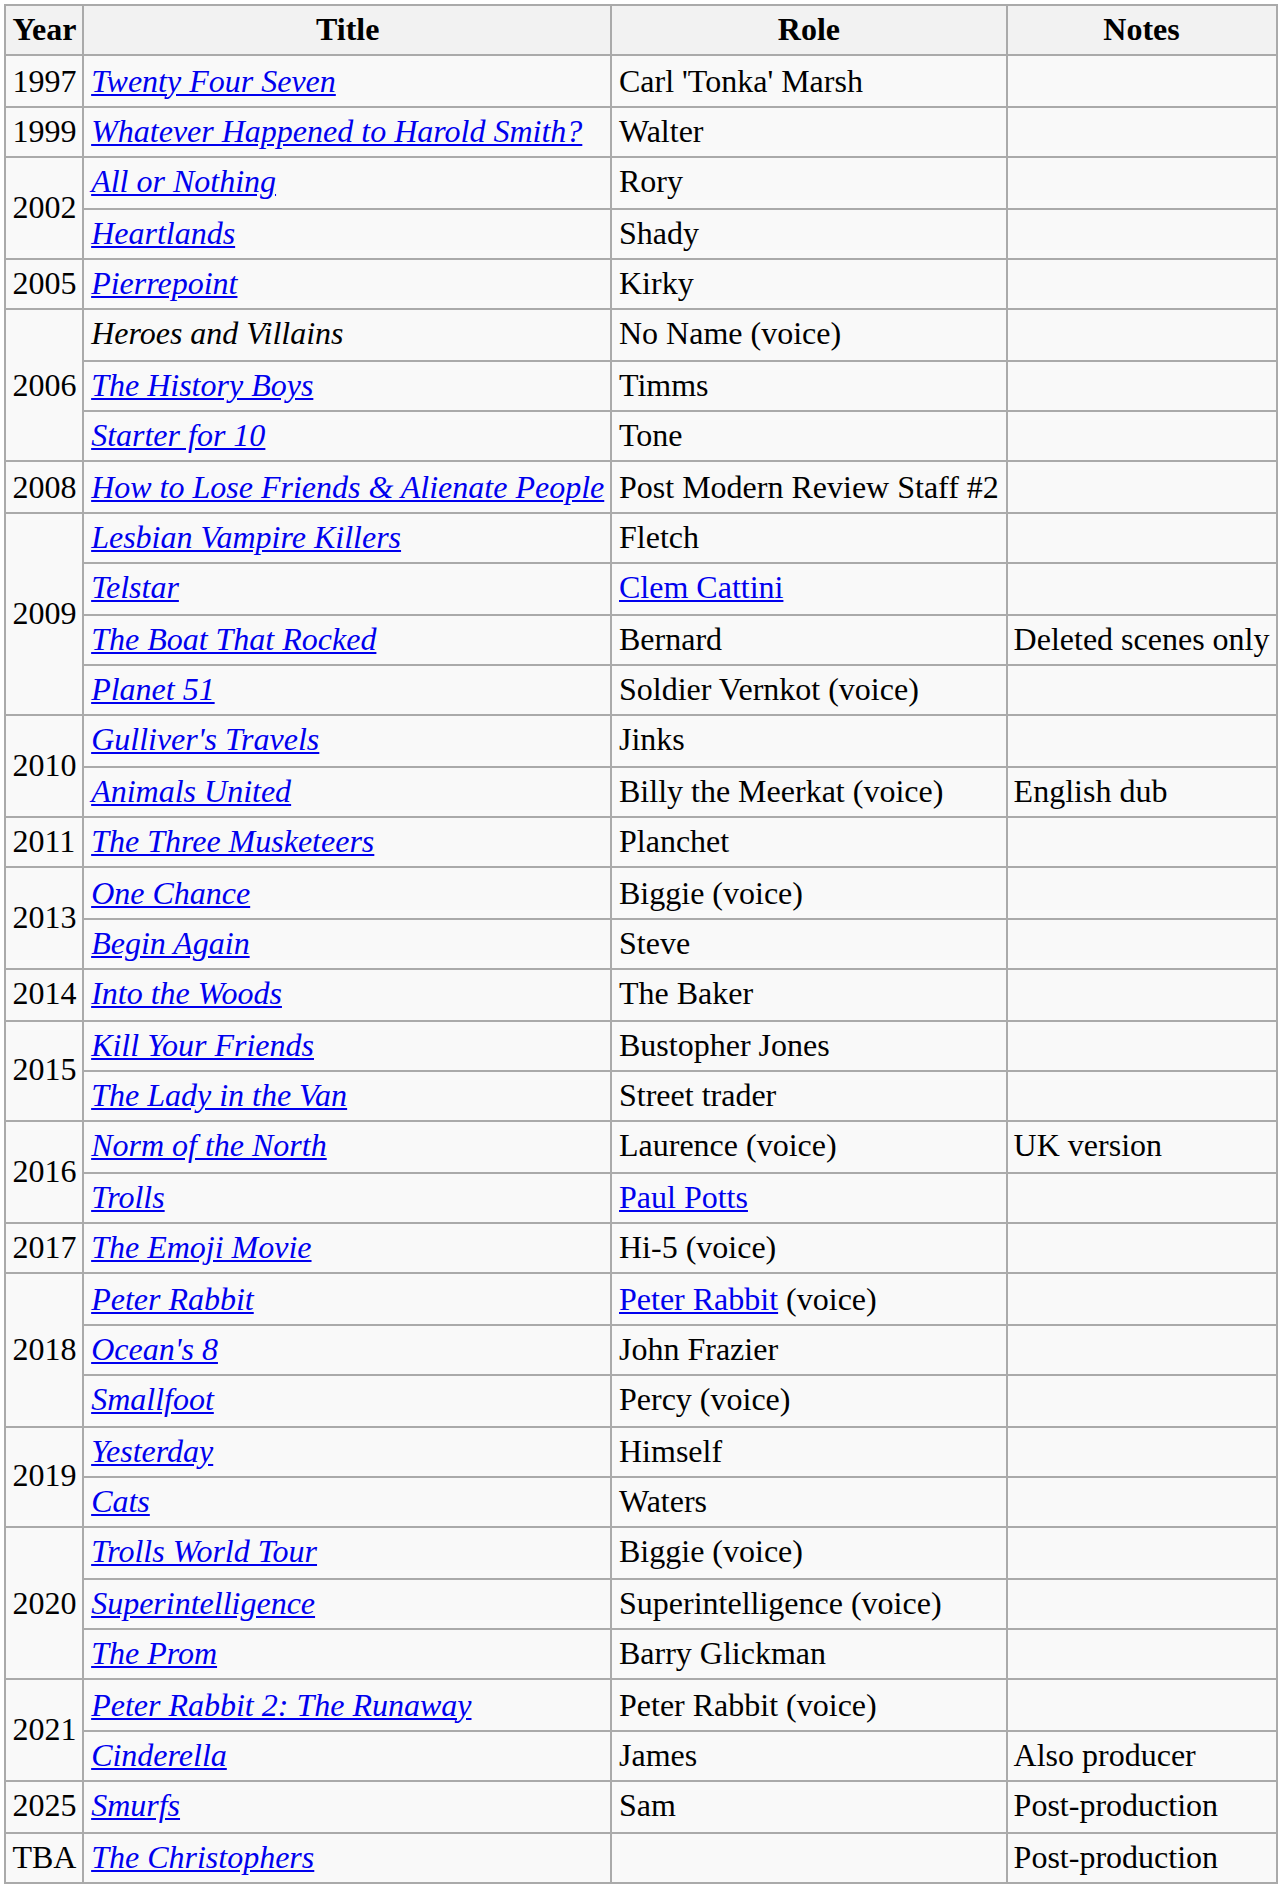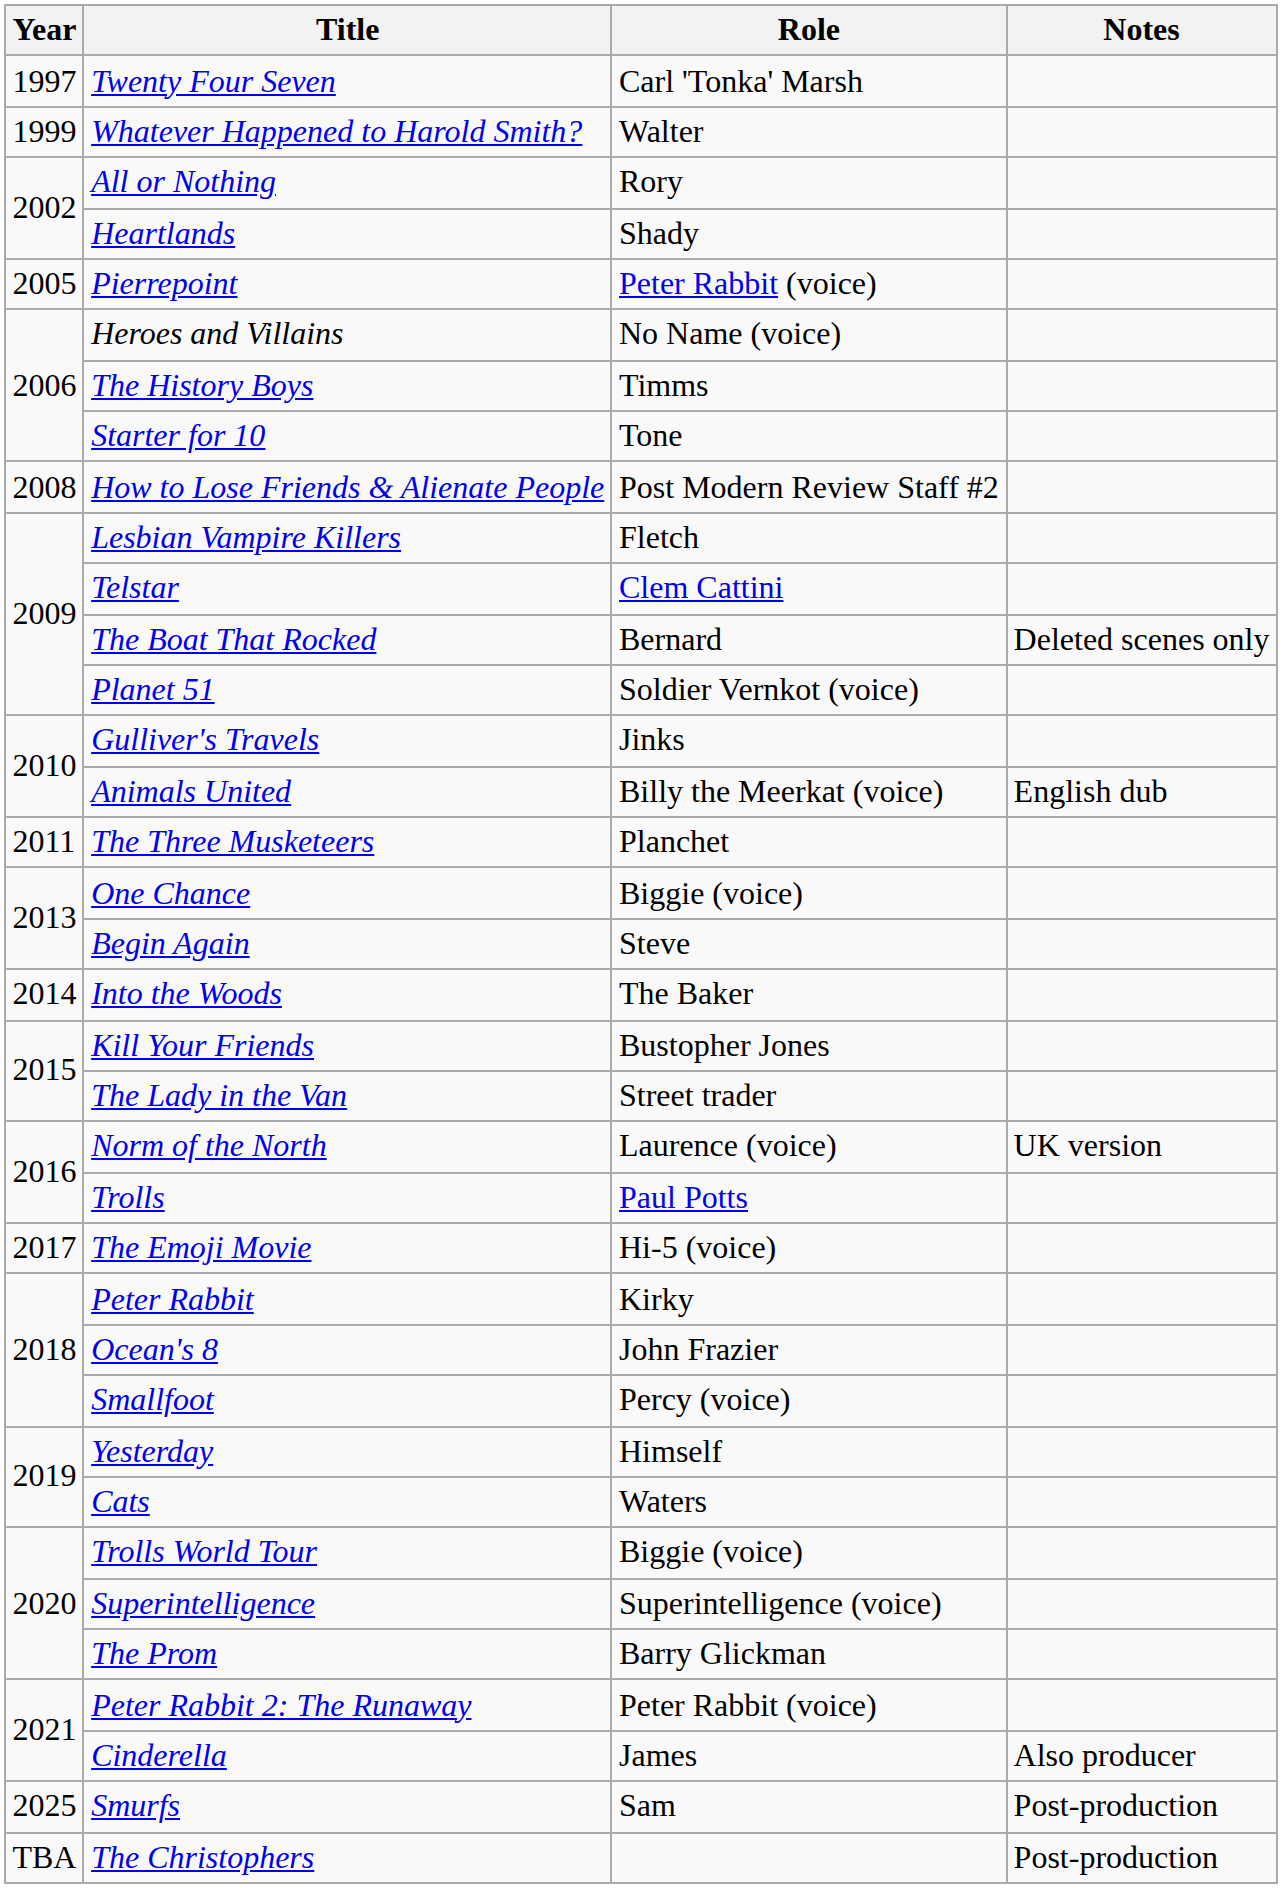(656, 283) Kirky -> (748, 283) Peter Rabbit (voice)
(748, 1298) Peter Rabbit (voice) -> (656, 1298) Kirky
